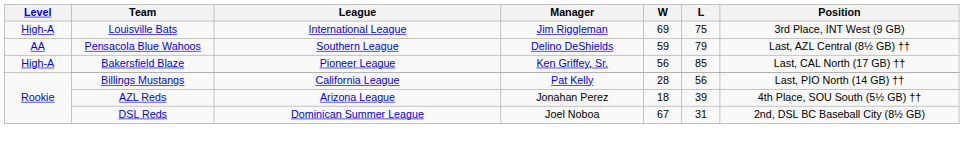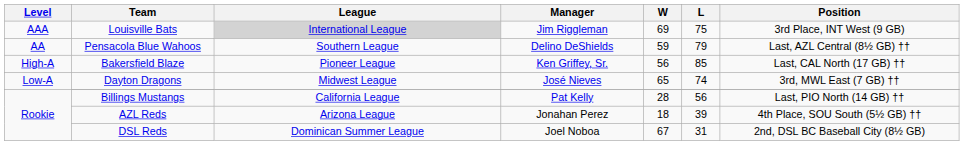(38, 30) High-A -> (38, 30) AAA
(357, 30) no background -> (357, 30) lightgrey background
+ row: (143, 81)
